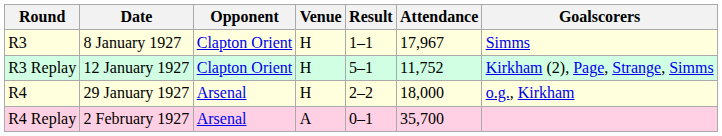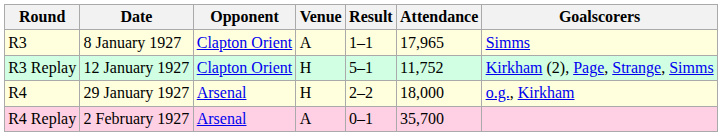(305, 42) H -> (305, 42) A
(422, 42) 17,967 -> (422, 42) 17,965
